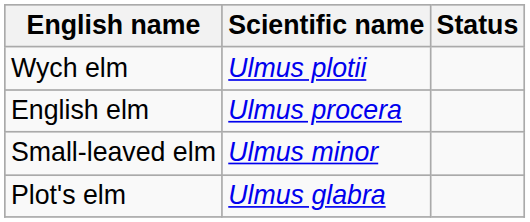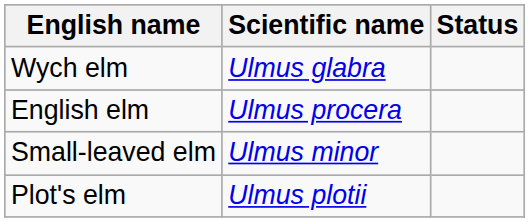(297, 68) Ulmus plotii -> (307, 68) Ulmus glabra
(307, 195) Ulmus glabra -> (297, 195) Ulmus plotii
